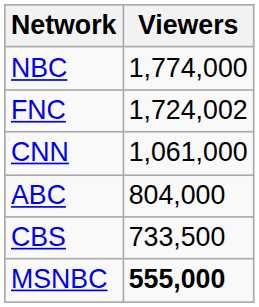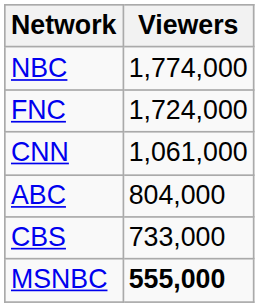(188, 110) 1,724,002 -> (188, 110) 1,724,000
(177, 237) 733,500 -> (177, 237) 733,000
